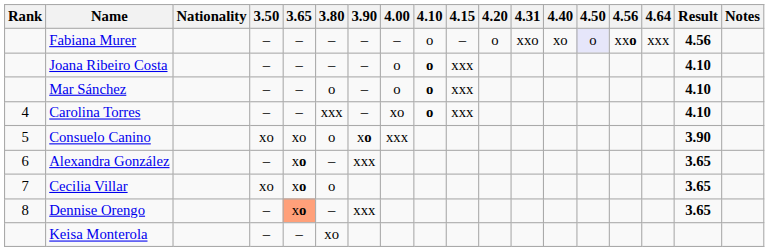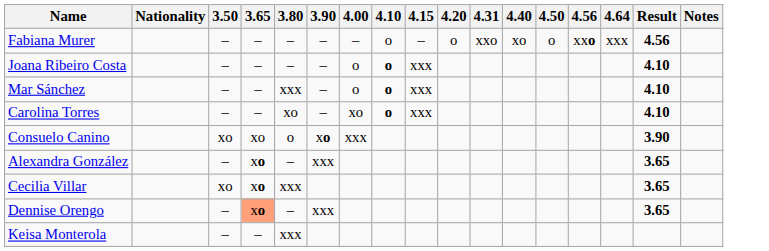- column: (25, 16)
(593, 40) lavender background -> (552, 40) no background
(332, 88) o -> (290, 88) xxx
(332, 113) xxx -> (290, 113) xo
(332, 185) o -> (290, 185) xxx
(332, 234) xo -> (290, 234) xxx
